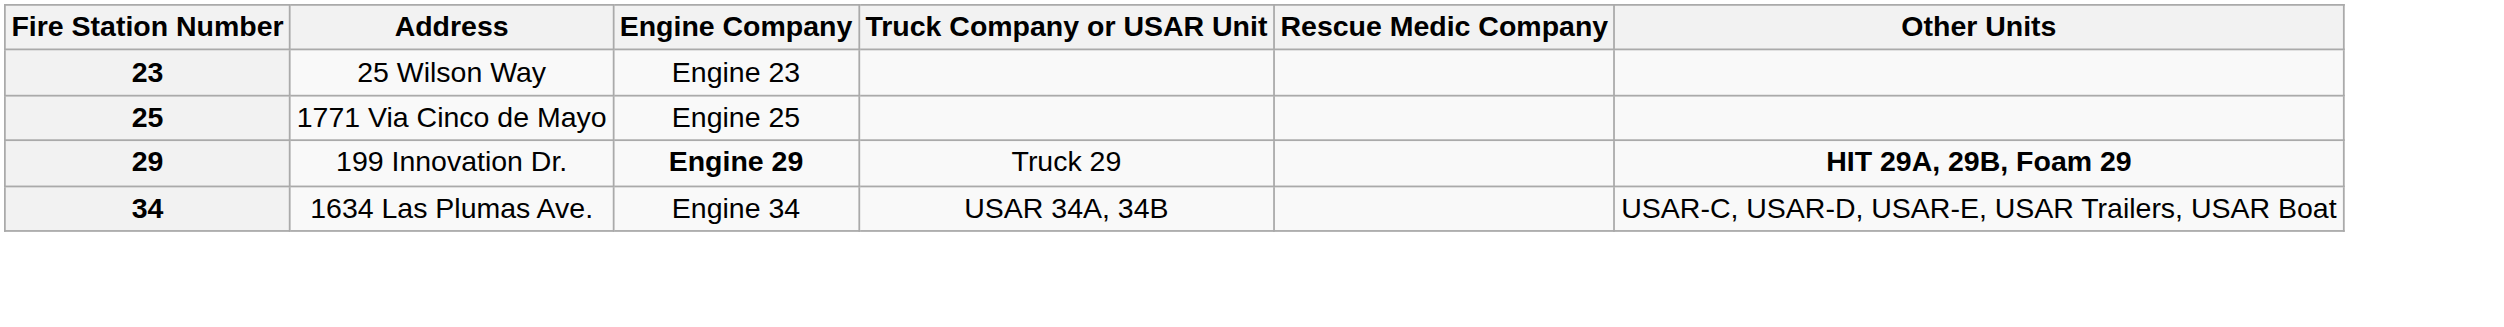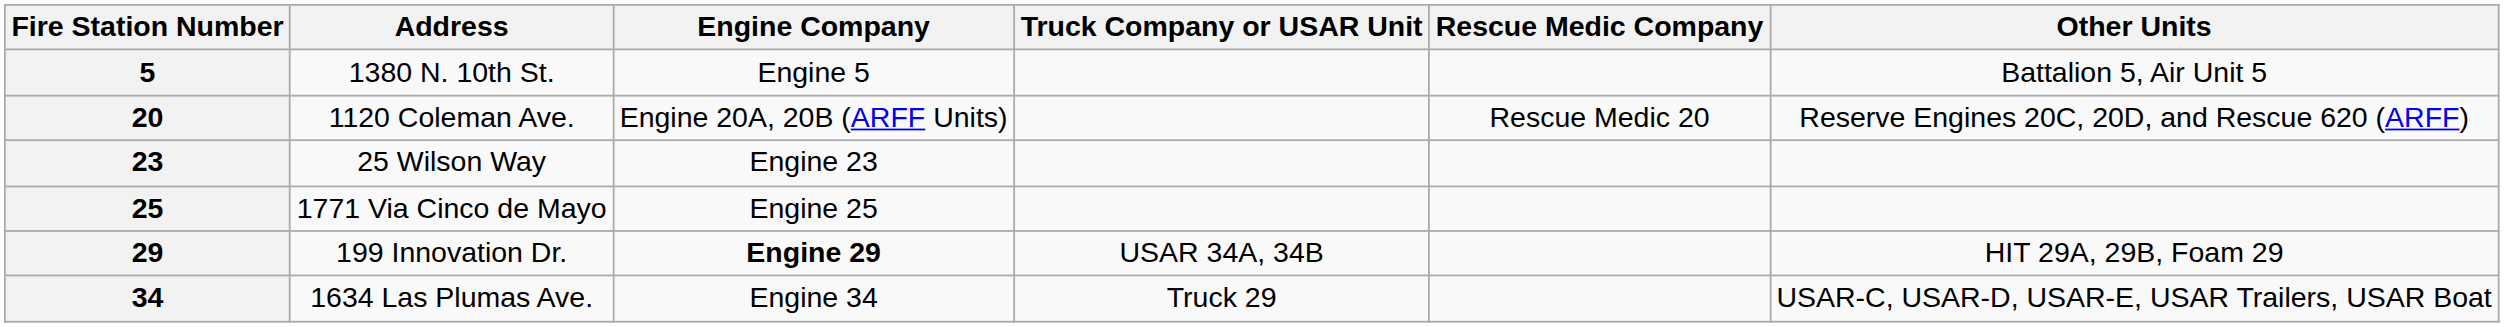+ row: (148, 72)
+ row: (148, 117)
(1066, 162) Truck 29 -> (1222, 252) USAR 34A, 34B
(1979, 162) bold -> (2134, 252) normal
(1066, 207) USAR 34A, 34B -> (1222, 298) Truck 29
